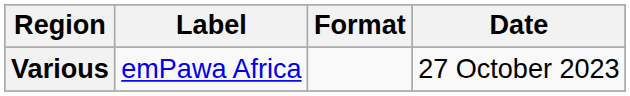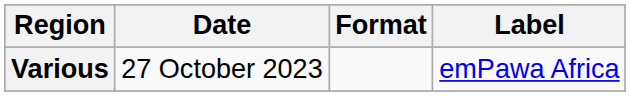columns swapped: (519, 25) <-> (211, 25)
